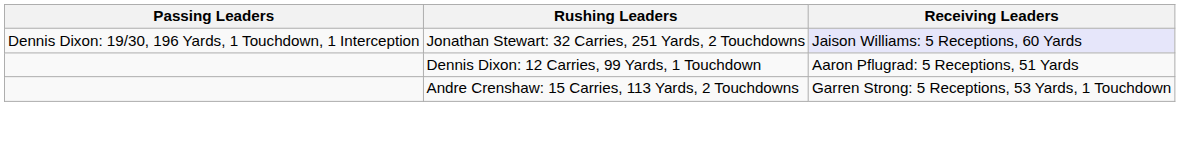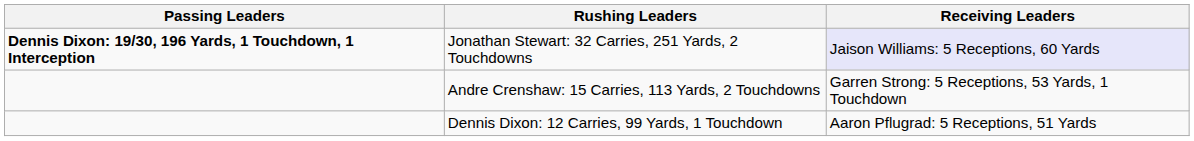(214, 40) normal -> (181, 49) bold
rows swapped: (613, 88) <-> (594, 64)
